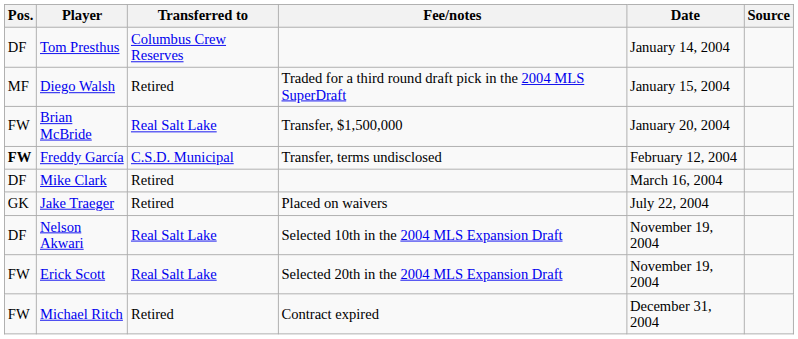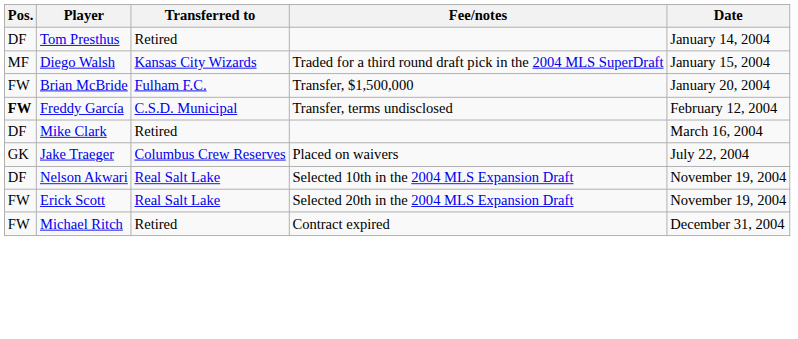- column: (769, 16)
(178, 47) Columbus Crew Reserves -> (156, 39) Retired
(152, 86) Retired -> (196, 62) Kansas City Wizards
(174, 126) Real Salt Lake -> (171, 85) Fulham F.C.
(152, 203) Retired -> (210, 154) Columbus Crew Reserves
